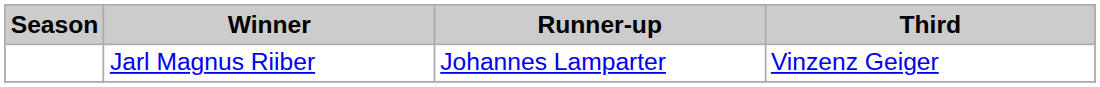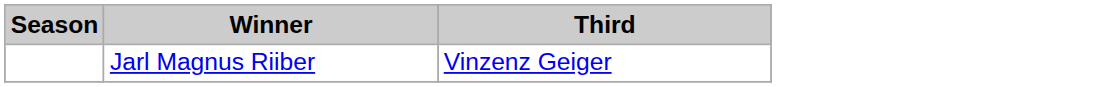- column: (600, 24)
